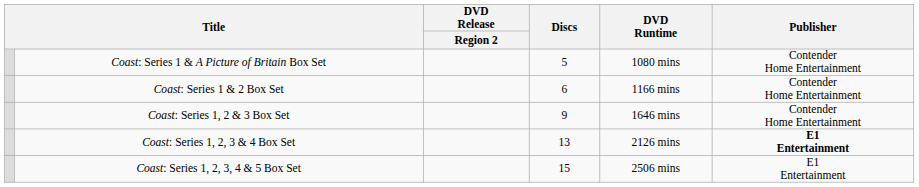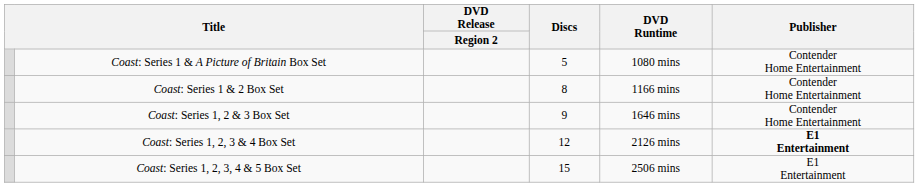(564, 89) 6 -> (564, 89) 8
(564, 142) 13 -> (564, 142) 12
